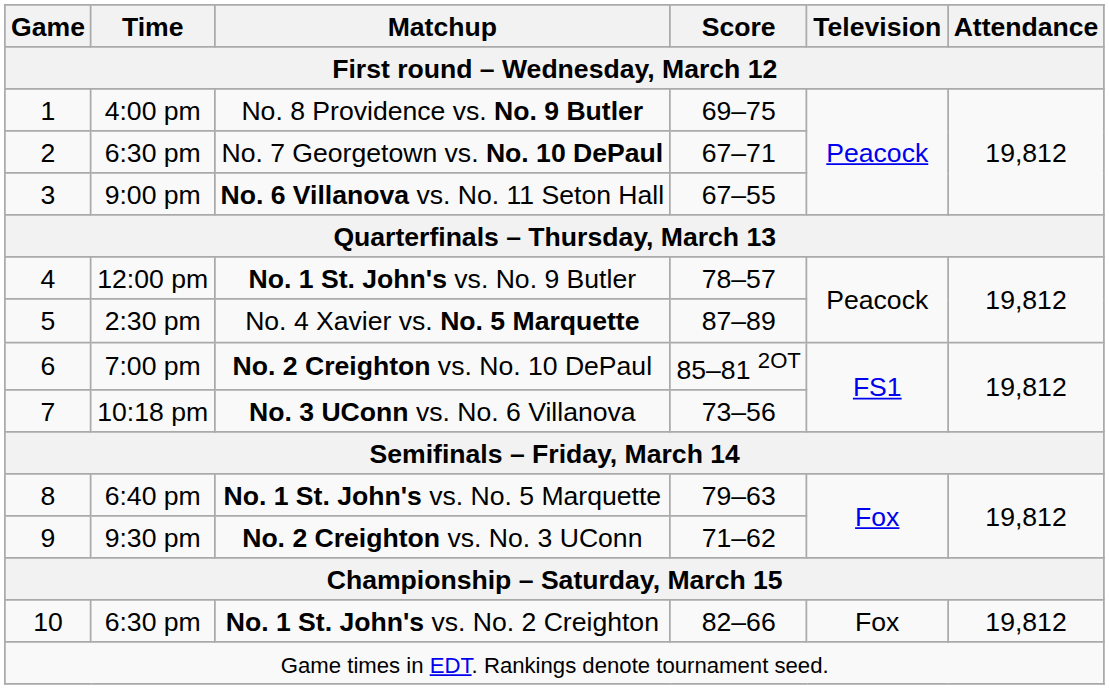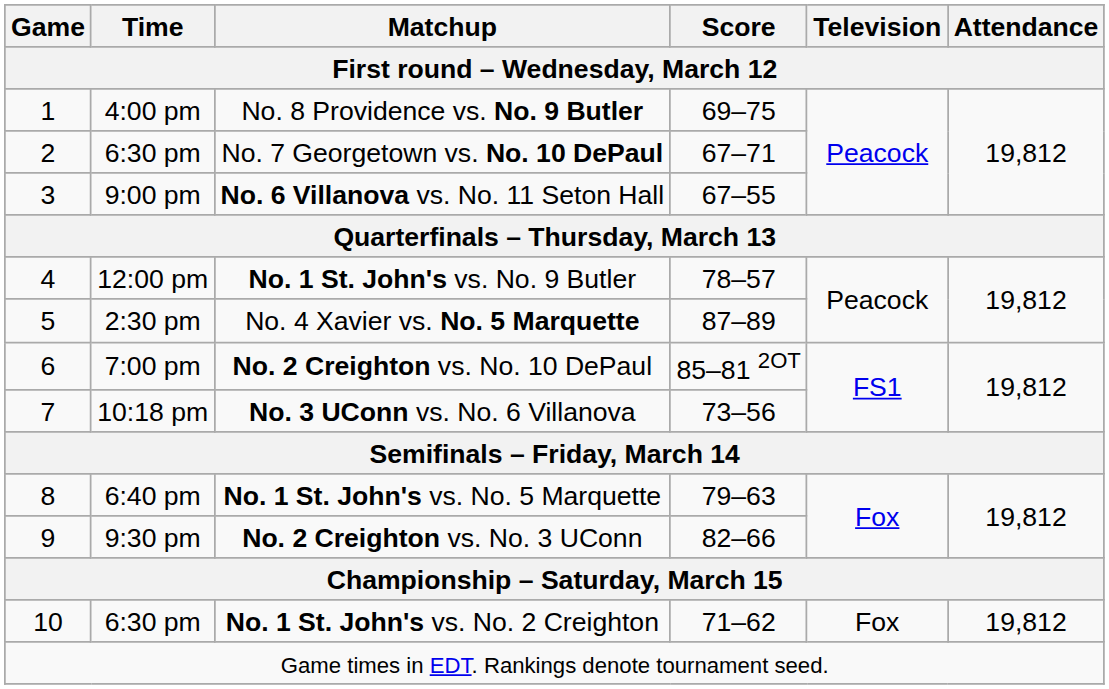(739, 537) 71–62 -> (739, 537) 82–66
(739, 621) 82–66 -> (739, 621) 71–62
